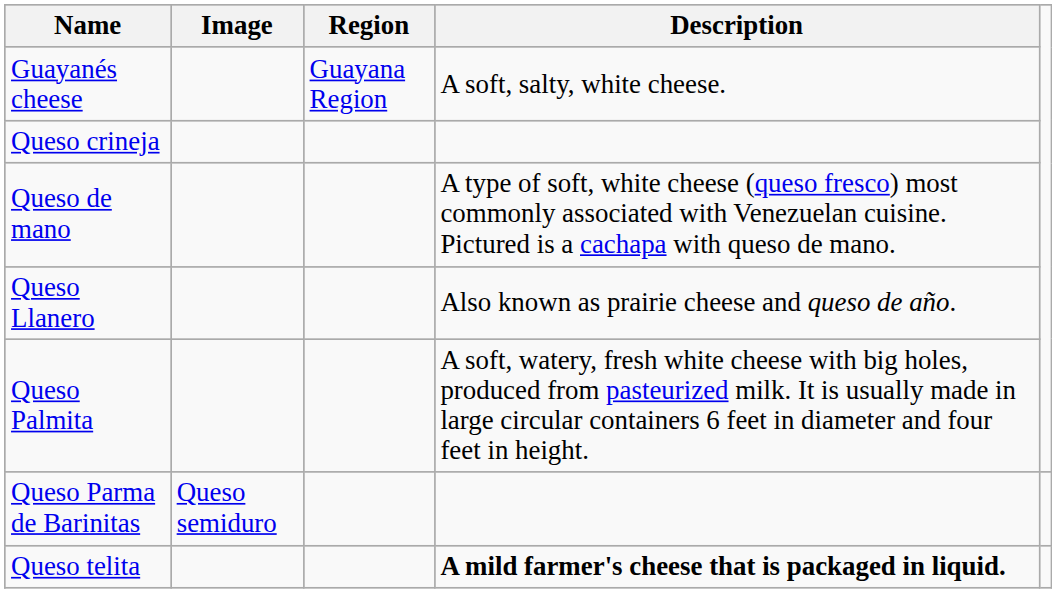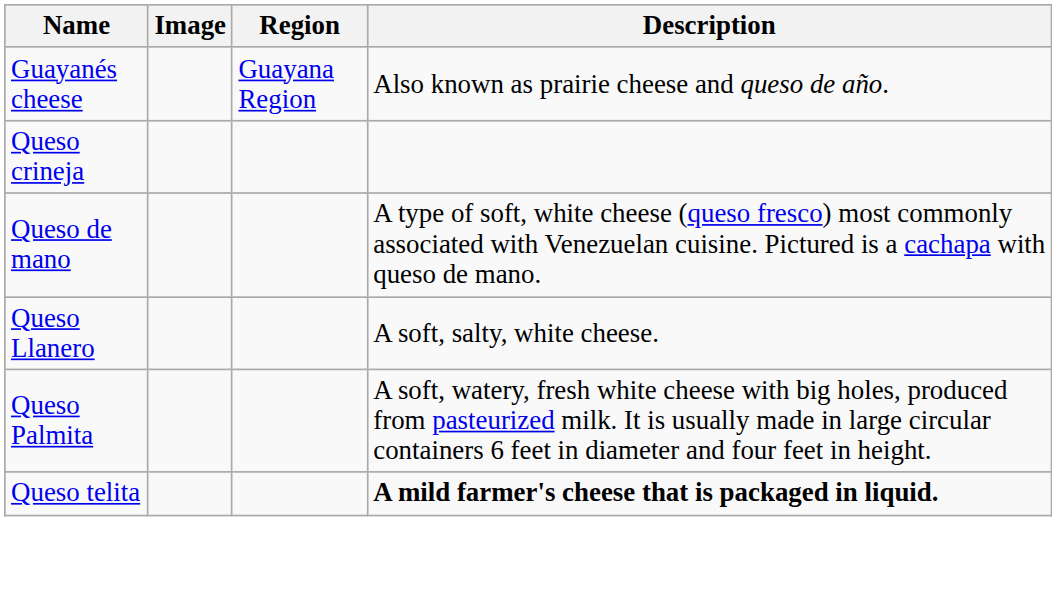(583, 83) A soft, salty, white cheese. -> (631, 83) Also known as prairie cheese and queso de año.
(698, 302) Also known as prairie cheese and queso de año. -> (516, 332) A soft, salty, white cheese.
- row: (83, 508)
